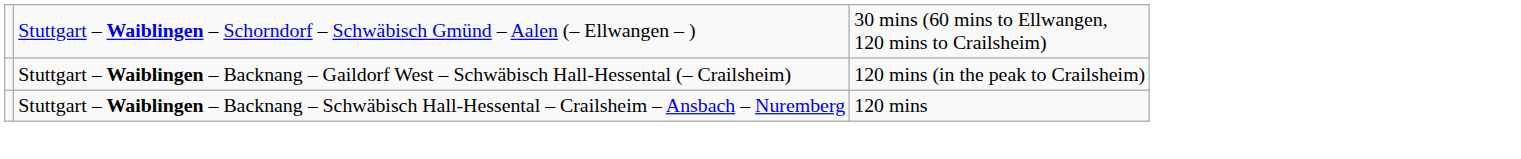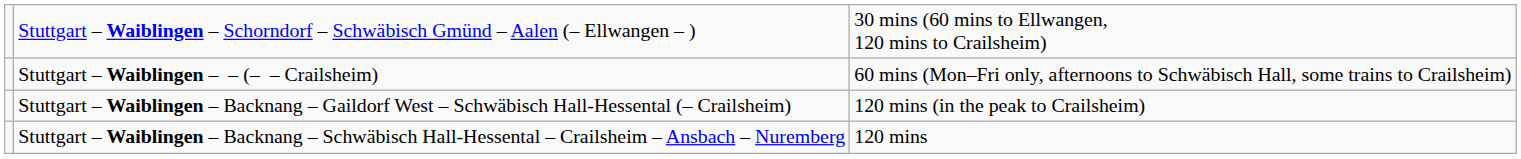+ row: (198, 74)
